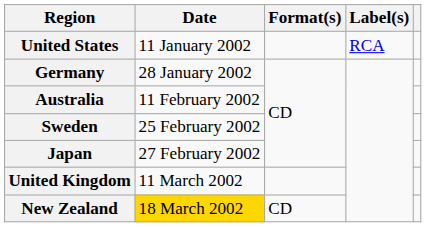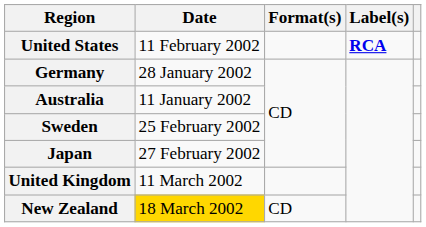(195, 45) 11 January 2002 -> (199, 45) 11 February 2002
(367, 45) normal -> (368, 45) bold
(199, 99) 11 February 2002 -> (195, 99) 11 January 2002
